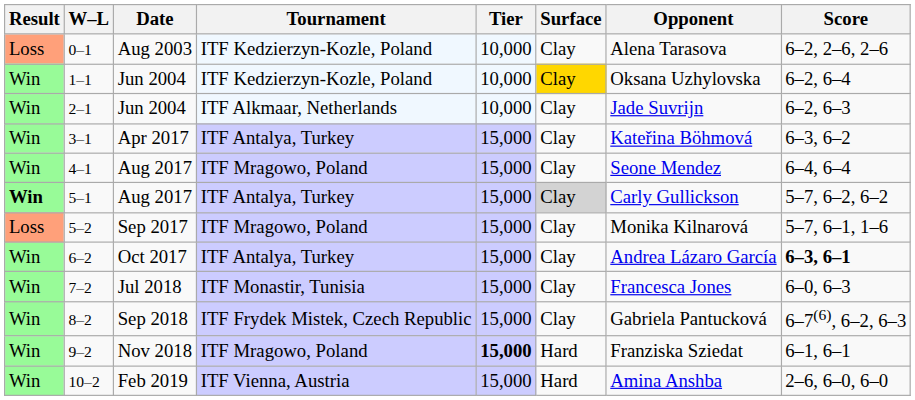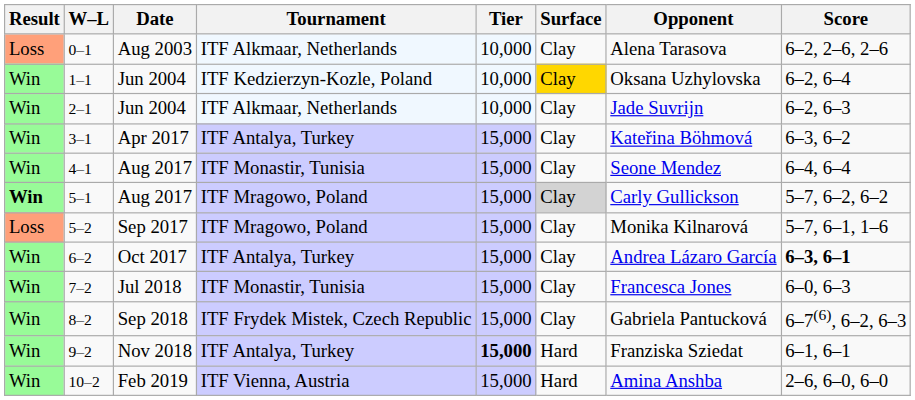(316, 49) ITF Kedzierzyn-Kozle, Poland -> (299, 49) ITF Alkmaar, Netherlands
(284, 167) ITF Mragowo, Poland -> (283, 167) ITF Monastir, Tunisia
(277, 197) ITF Antalya, Turkey -> (284, 197) ITF Mragowo, Poland
(284, 350) ITF Mragowo, Poland -> (277, 350) ITF Antalya, Turkey
